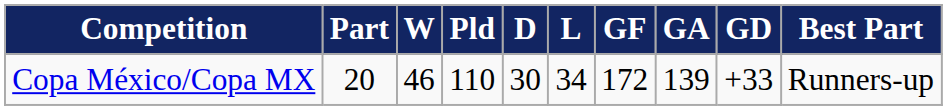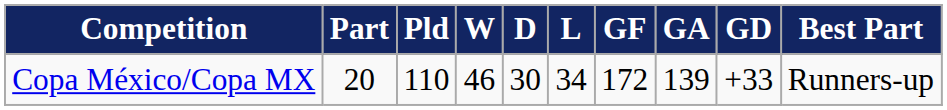columns swapped: (472, 29) <-> (419, 29)
